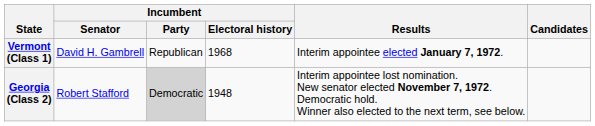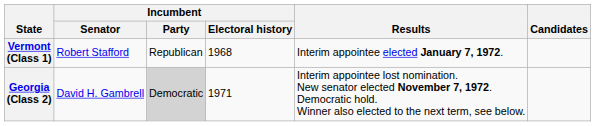(100, 53) David H. Gambrell -> (93, 53) Robert Stafford
(93, 94) Robert Stafford -> (100, 94) David H. Gambrell
(220, 94) 1948 -> (220, 94) 1971
